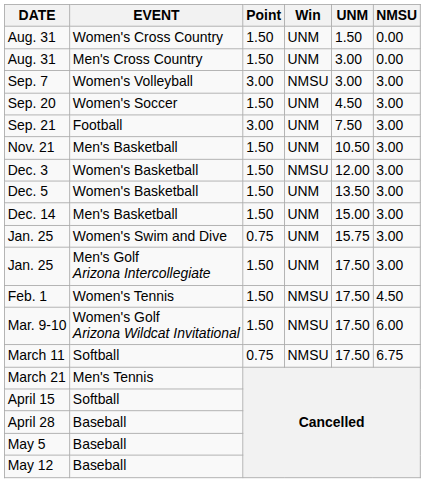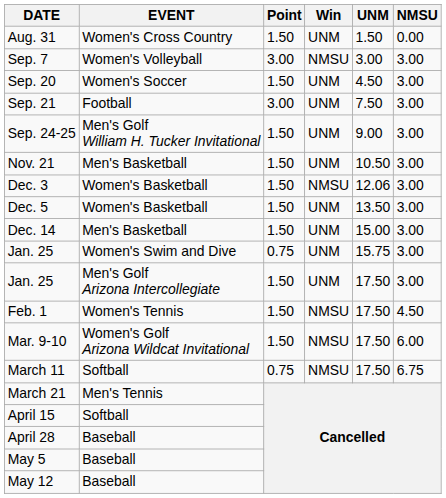- row: (32, 59)
+ row: (42, 133)
(352, 170) 12.00 -> (373, 185) 12.06
